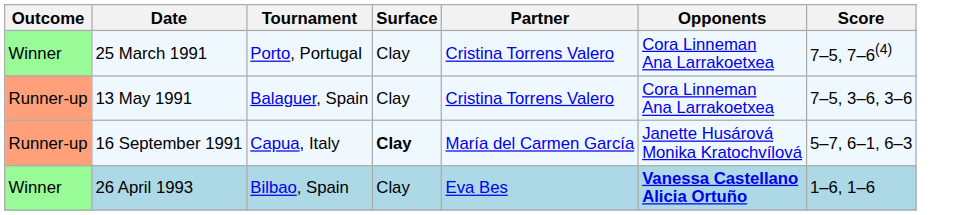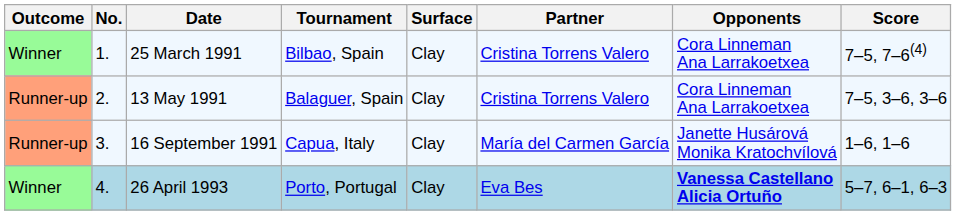+ column: (109, 17)
(306, 53) Porto, Portugal -> (334, 53) Bilbao, Spain
(394, 143) bold -> (428, 143) normal
(861, 143) 5–7, 6–1, 6–3 -> (877, 143) 1–6, 1–6
(300, 187) Bilbao, Spain -> (341, 187) Porto, Portugal
(842, 187) 1–6, 1–6 -> (896, 187) 5–7, 6–1, 6–3
